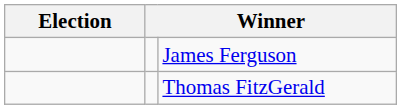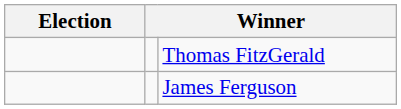rows swapped: (229, 54) <-> (244, 87)
